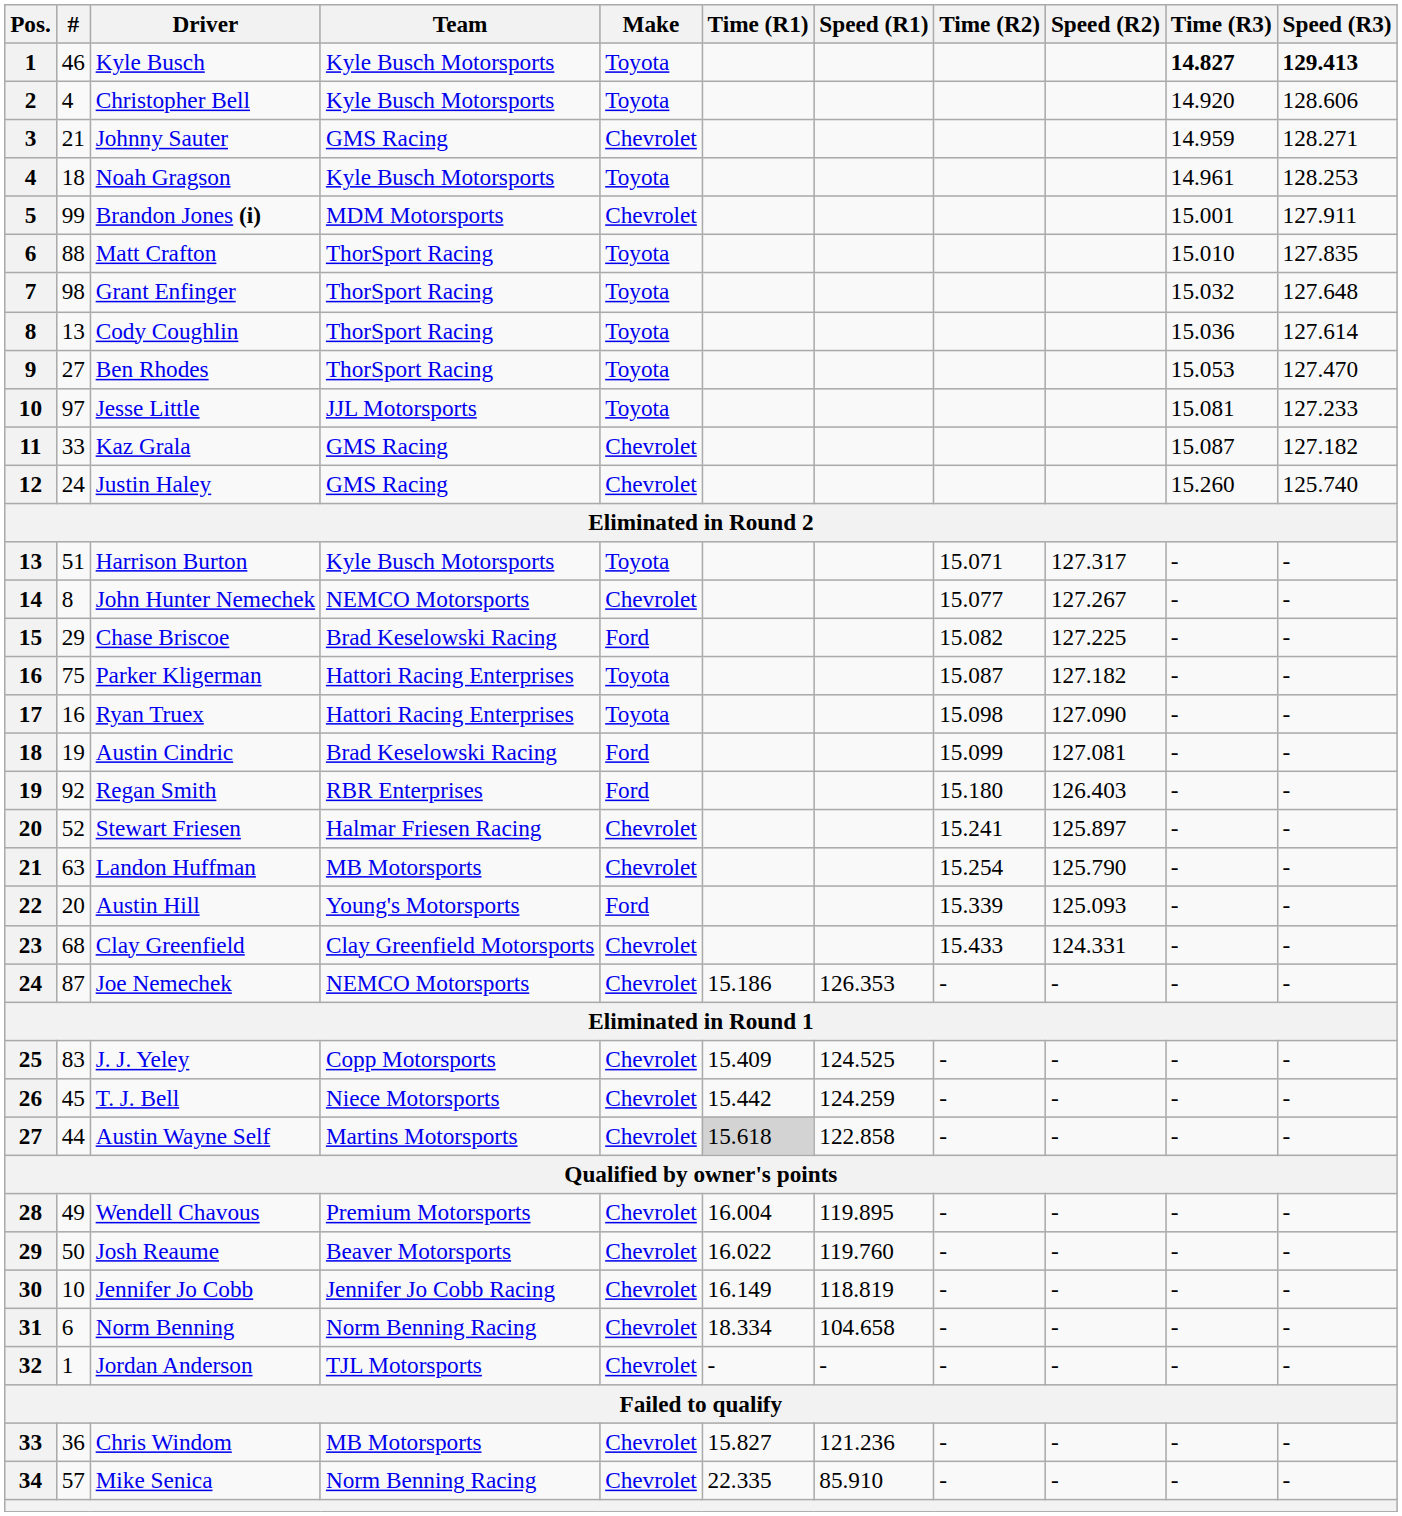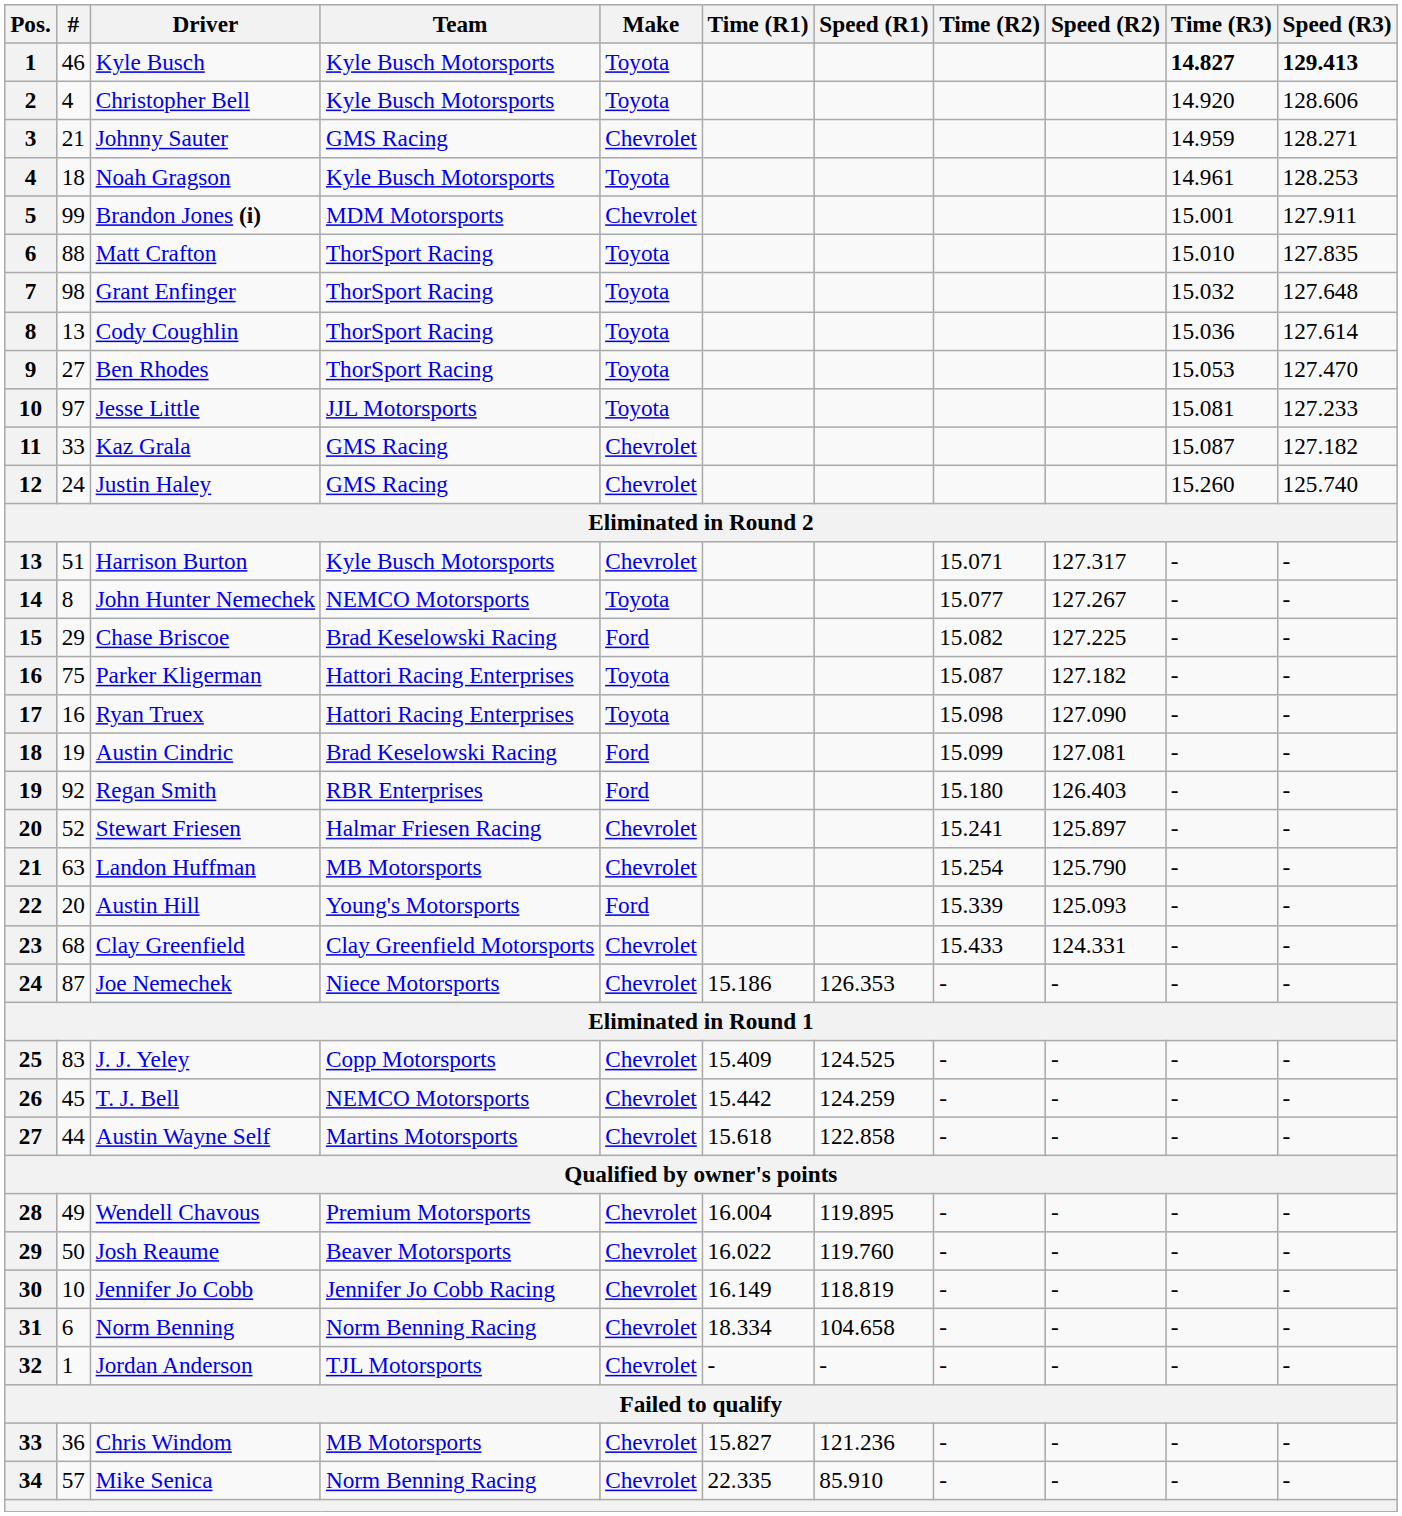(637, 560) Toyota -> (651, 560) Chevrolet
(651, 599) Chevrolet -> (637, 599) Toyota
(428, 982) NEMCO Motorsports -> (413, 982) Niece Motorsports
(413, 1097) Niece Motorsports -> (428, 1097) NEMCO Motorsports
(740, 1135) lightgrey background -> (740, 1135) no background
